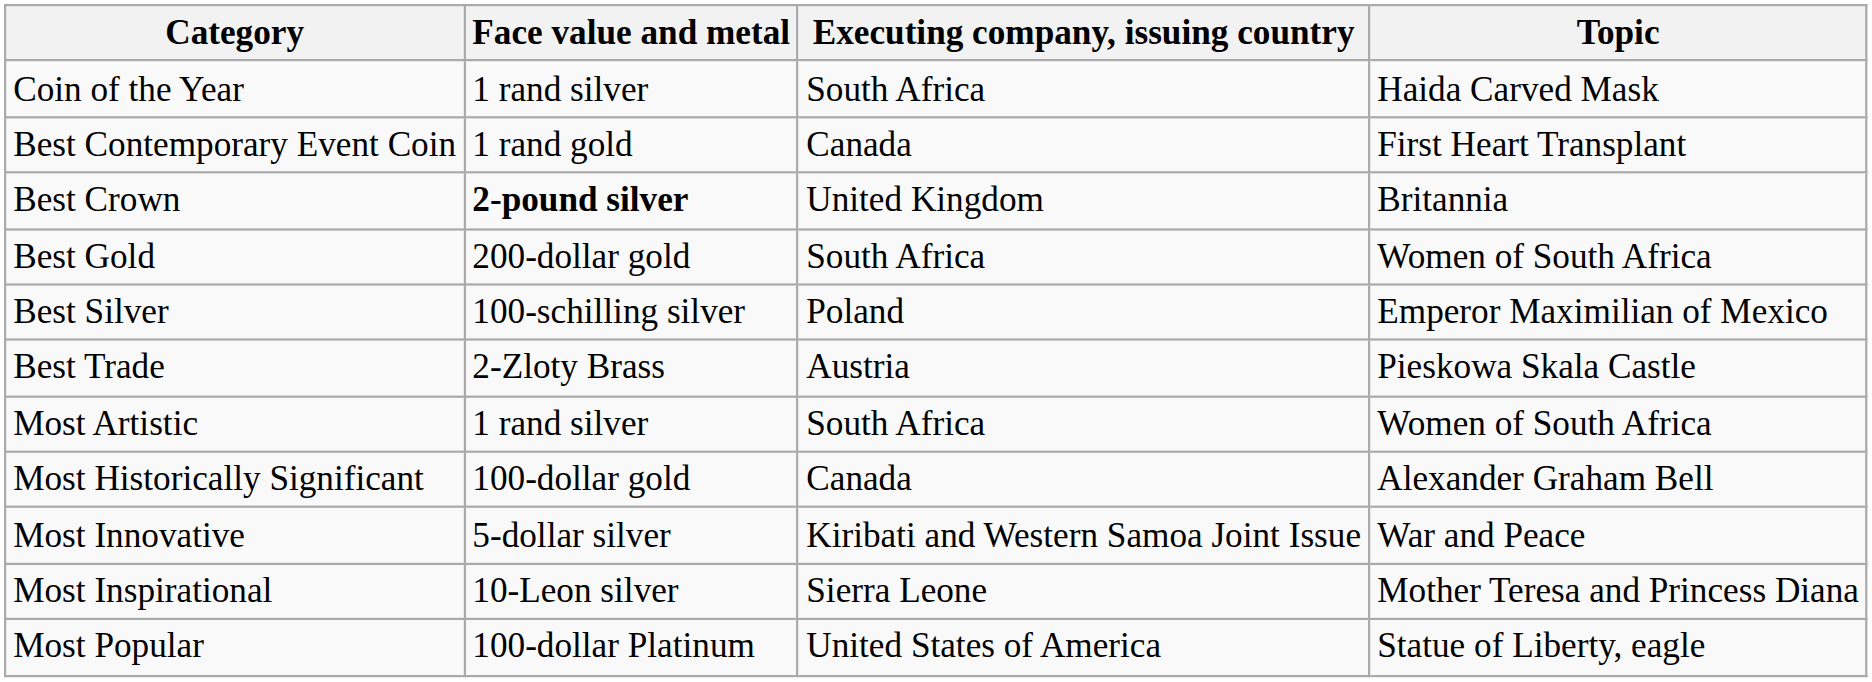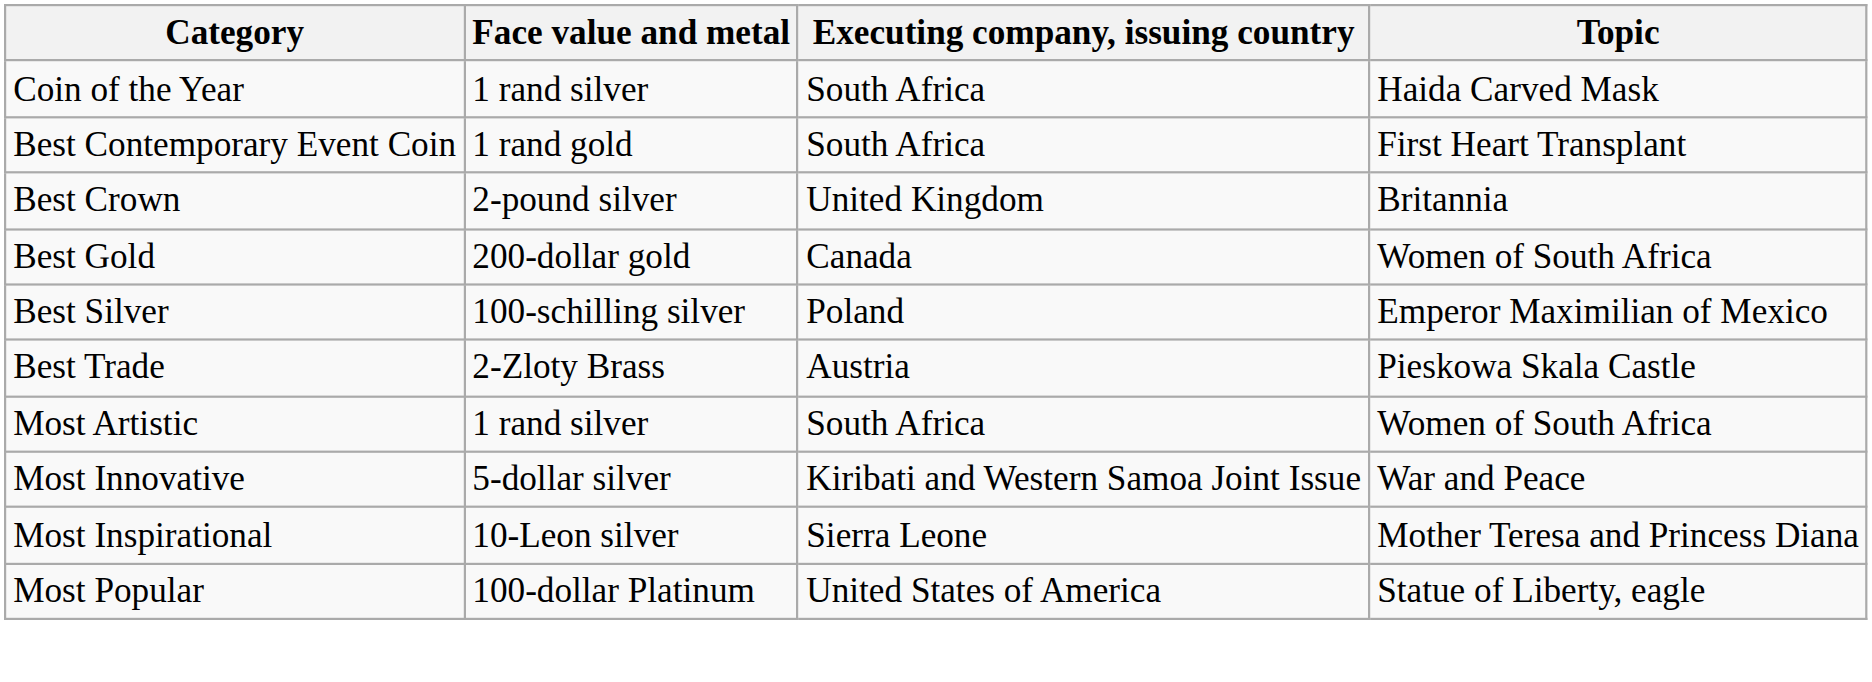(859, 144) Canada -> (896, 144) South Africa
(580, 199) bold -> (574, 199) normal
(896, 255) South Africa -> (859, 255) Canada
- row: (219, 479)
